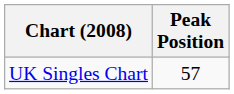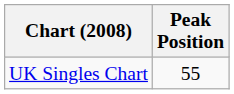(191, 72) 57 -> (191, 72) 55
